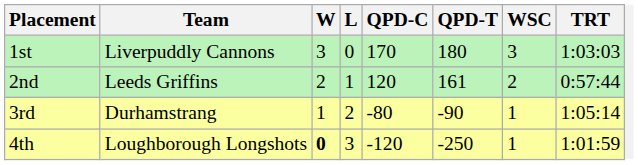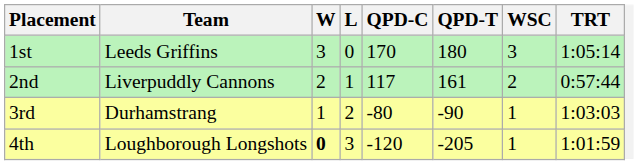(190, 50) Liverpuddly Cannons -> (161, 50) Leeds Griffins
(590, 50) 1:03:03 -> (590, 50) 1:05:14
(161, 81) Leeds Griffins -> (190, 81) Liverpuddly Cannons
(381, 81) 120 -> (381, 81) 117
(590, 112) 1:05:14 -> (590, 112) 1:03:03
(455, 143) -250 -> (455, 143) -205
